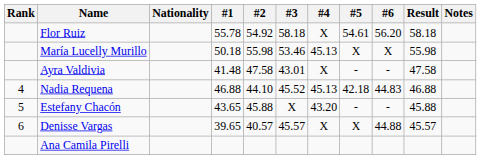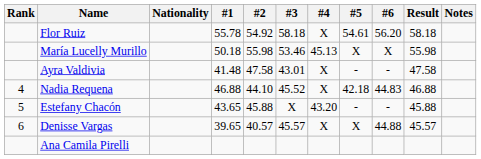(324, 88) 45.13 -> (324, 88) X
